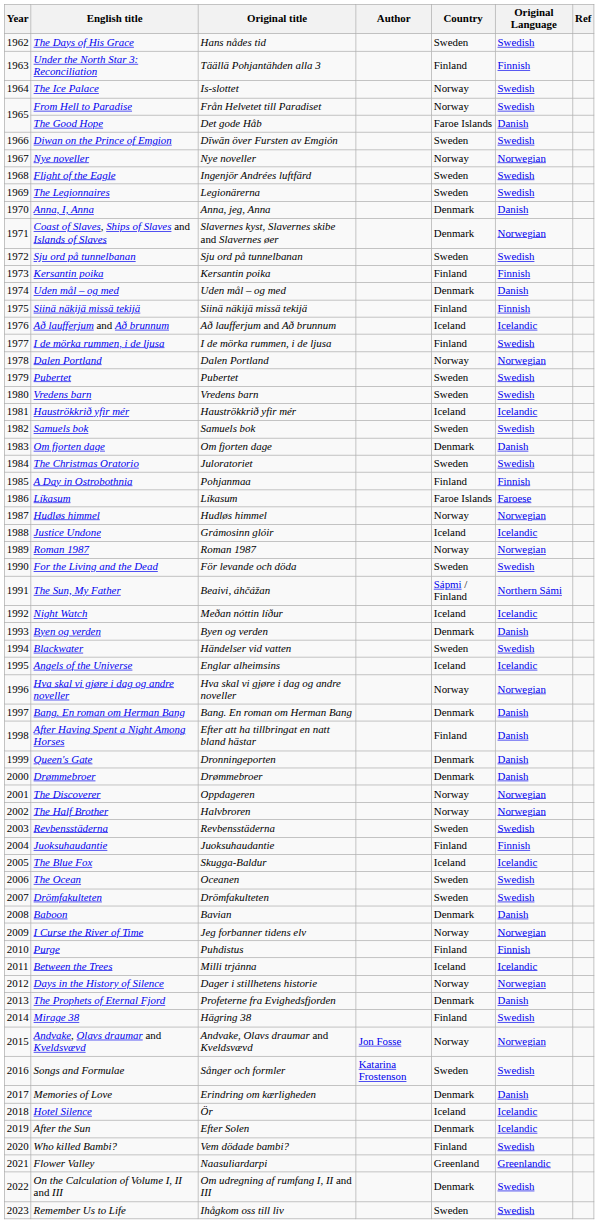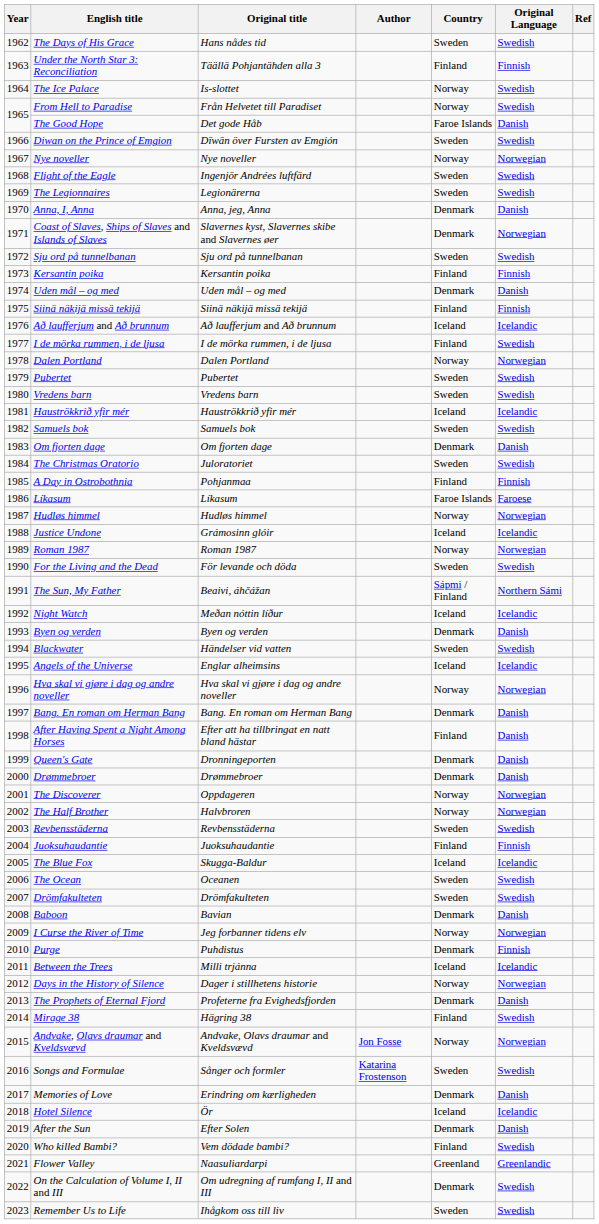(450, 949) Finland -> (454, 949) Denmark
(517, 1129) Icelandic -> (513, 1129) Danish
